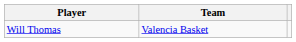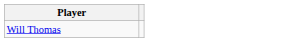- column: (213, 12)
